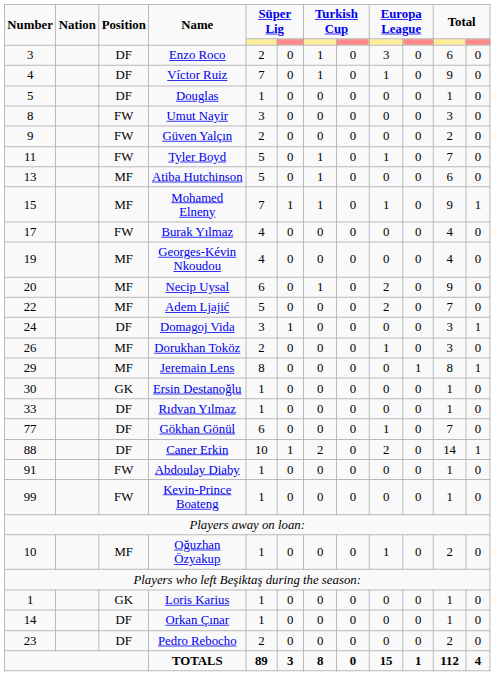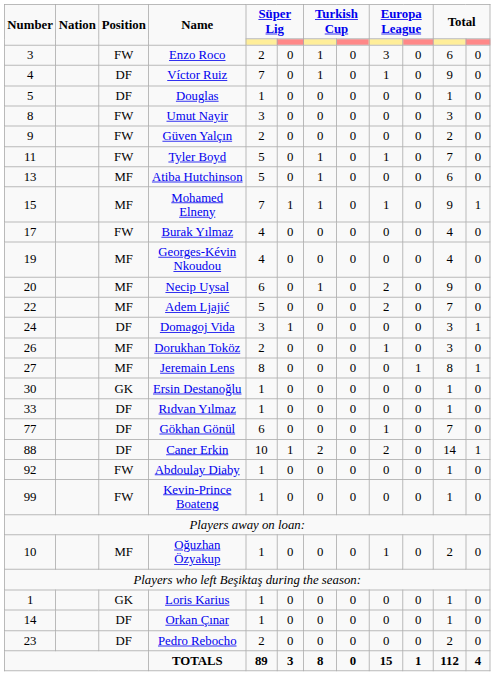(124, 55) DF -> (124, 55) FW
(30, 368) 29 -> (30, 368) 27
(30, 469) 91 -> (30, 469) 92
